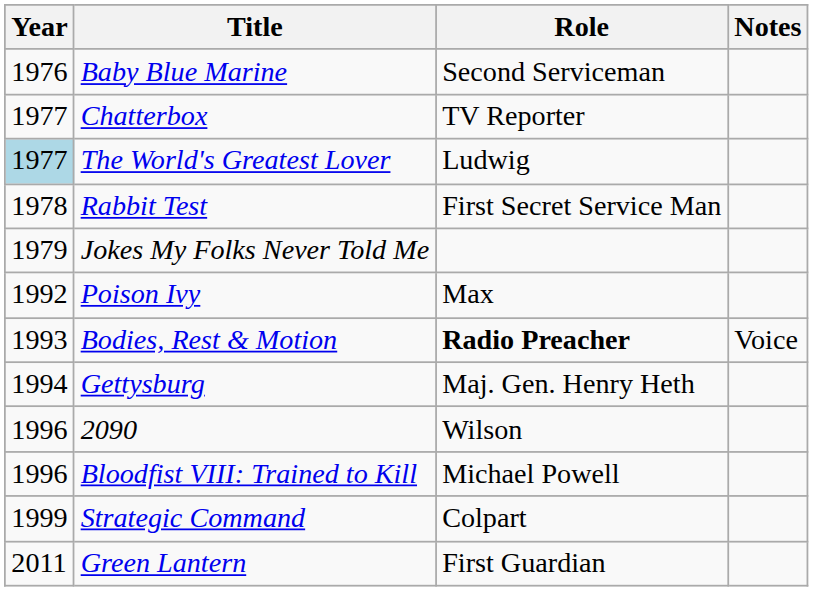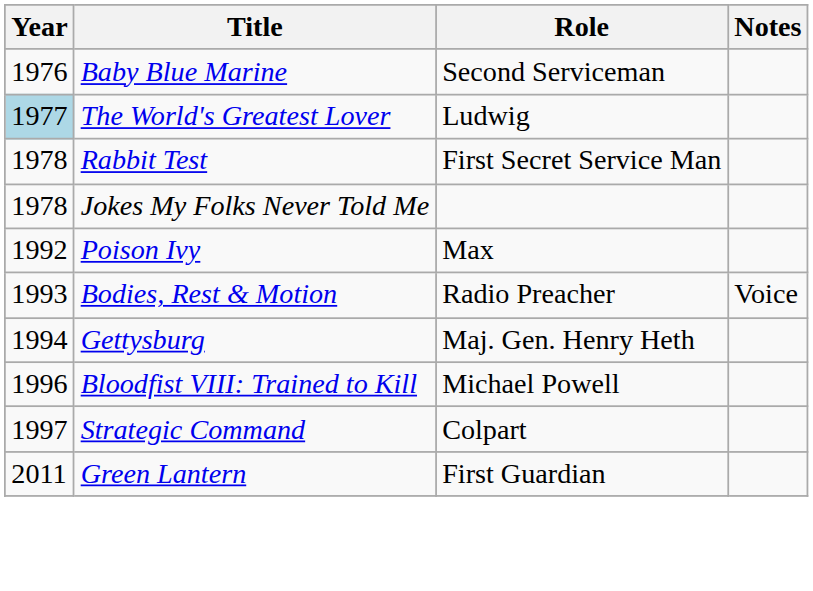- row: (144, 116)
(40, 250) 1979 -> (40, 205) 1978
(536, 339) bold -> (529, 294) normal
- row: (109, 428)
(40, 518) 1999 -> (40, 428) 1997
